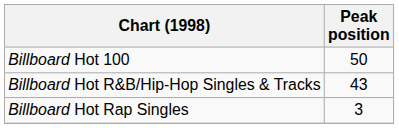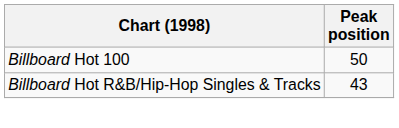- row: (98, 110)
